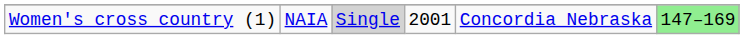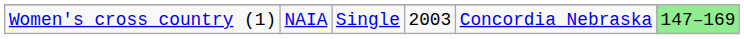(368, 19) lightgrey background -> (368, 19) no background
(430, 19) 2001 -> (430, 19) 2003
